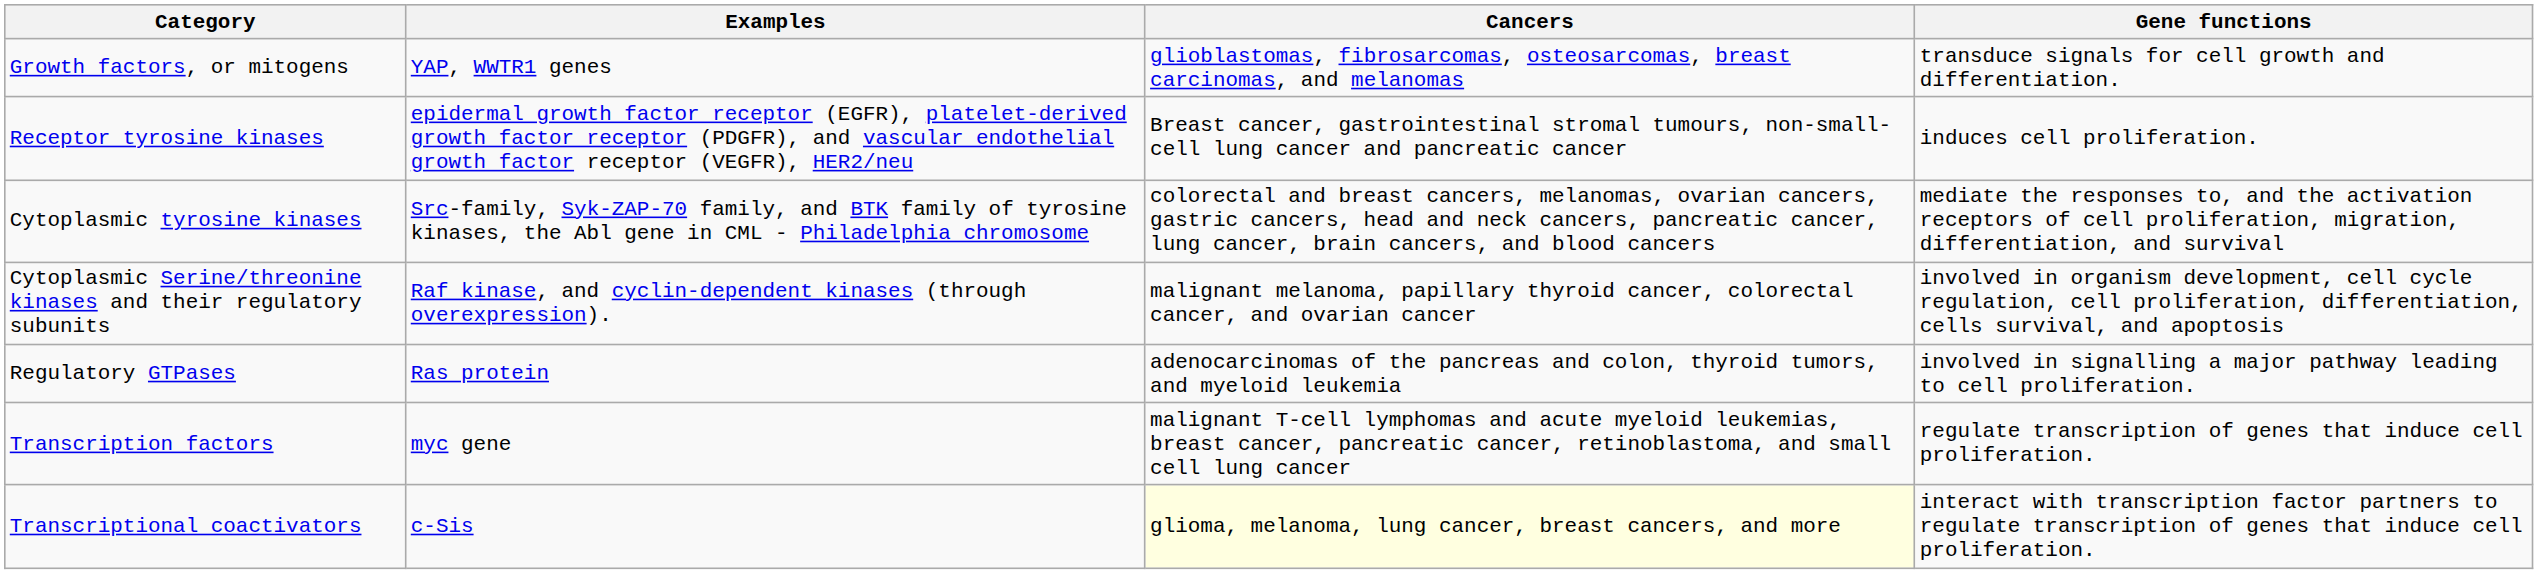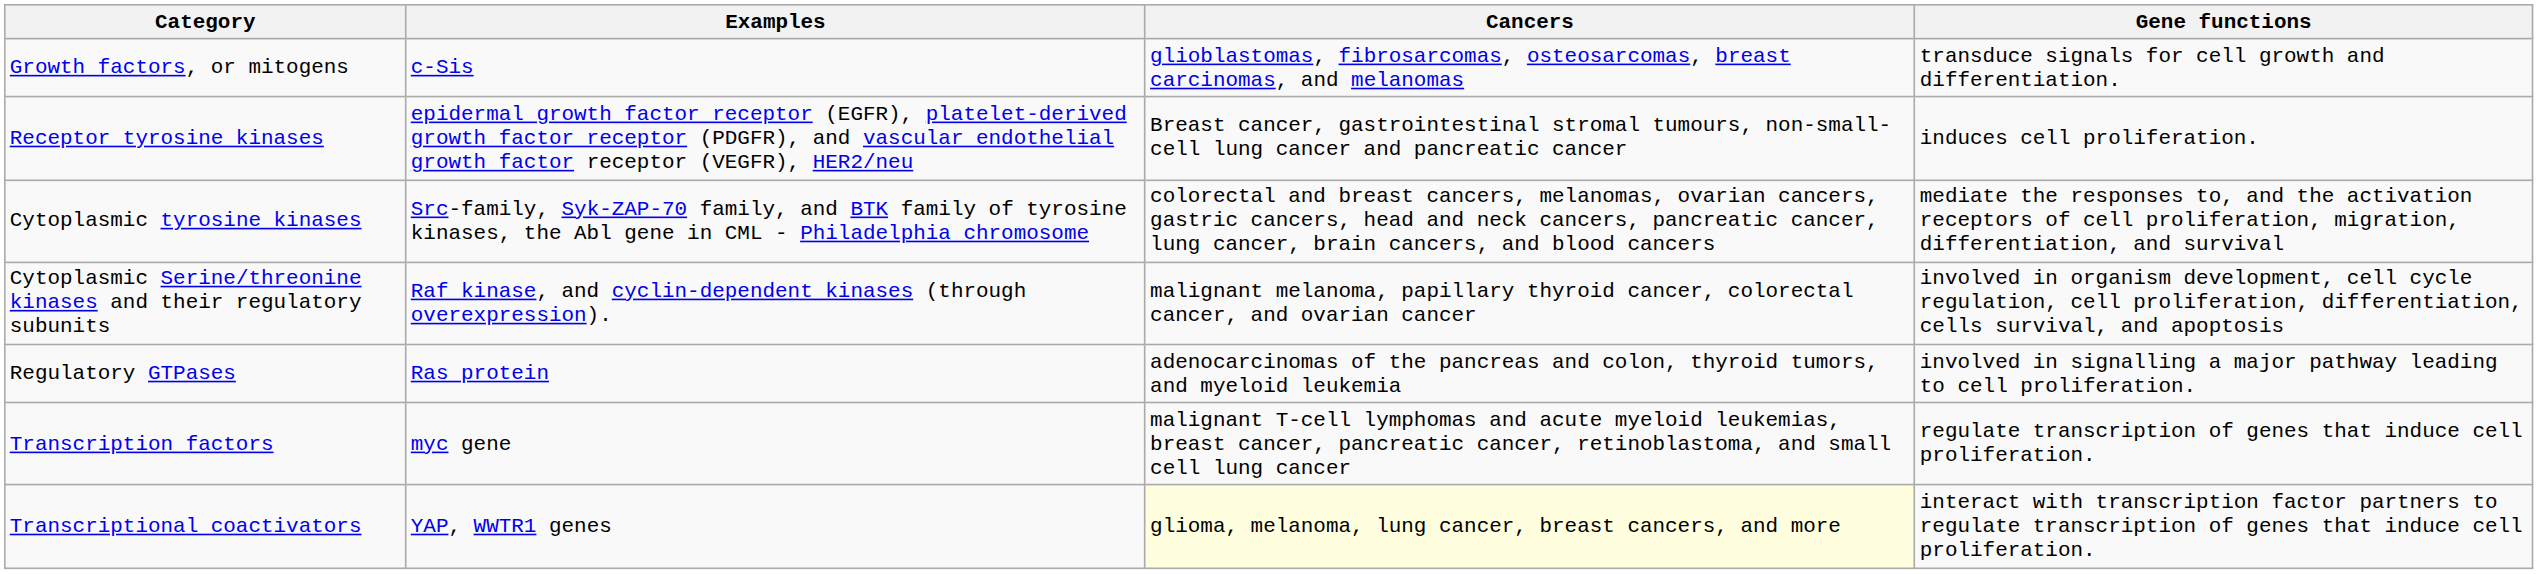(511, 68) YAP, WWTR1 genes -> (442, 68) c-Sis
(442, 526) c-Sis -> (511, 526) YAP, WWTR1 genes
